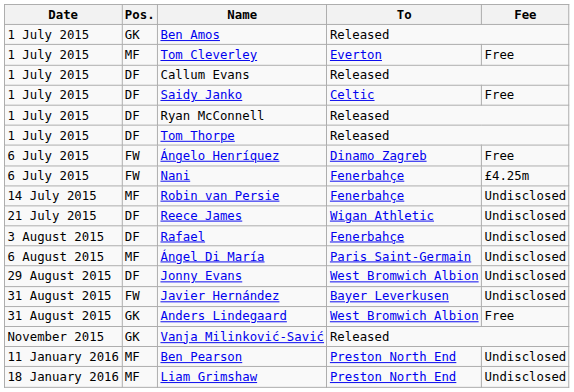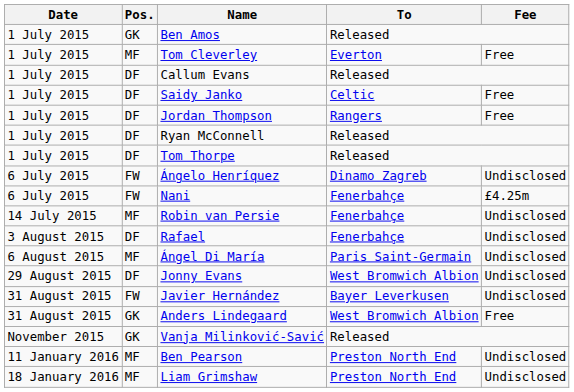+ row: (216, 115)
(499, 155) Free -> (525, 176) Undisclosed
- row: (201, 216)
